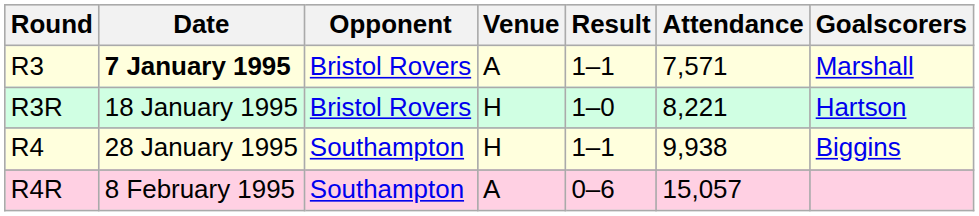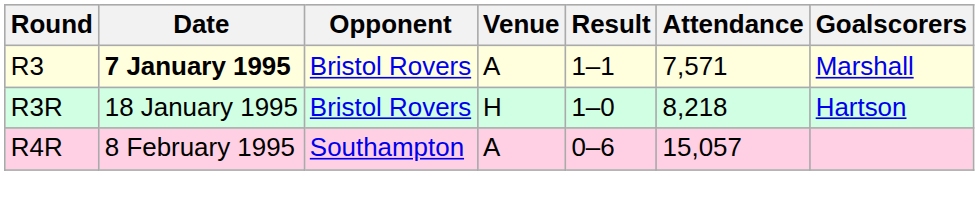(695, 107) 8,221 -> (695, 107) 8,218
- row: (27, 148)
